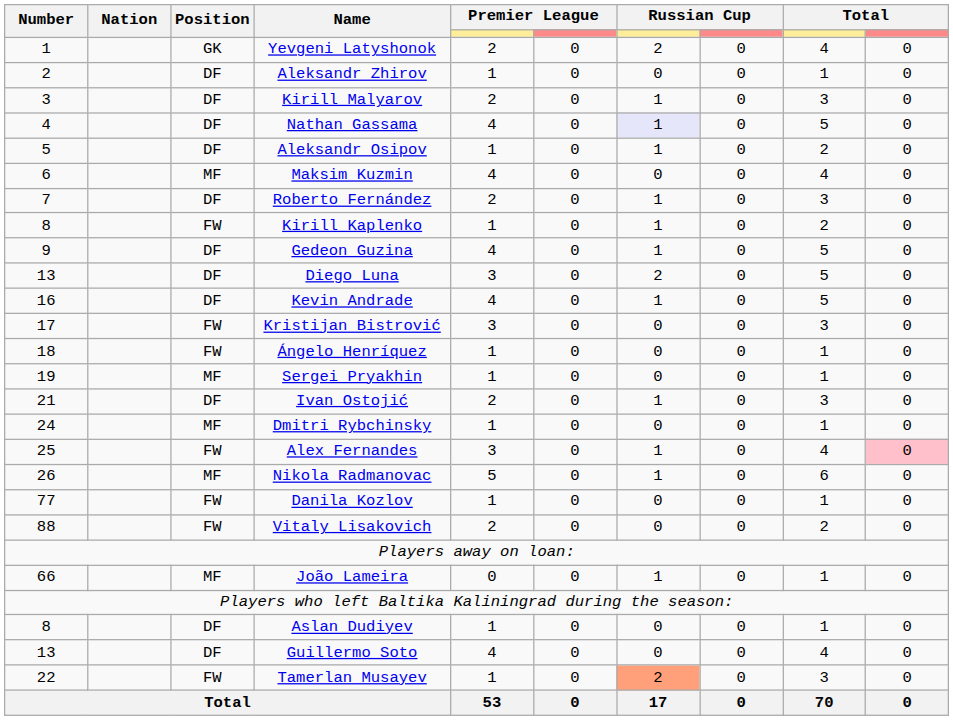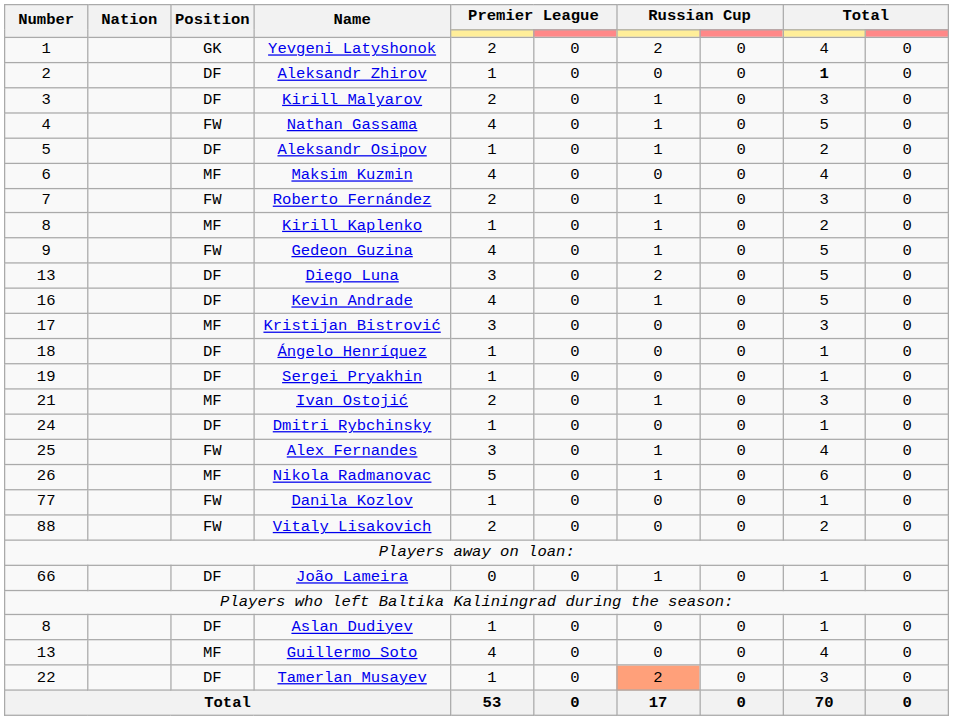(824, 75) normal -> (824, 75) bold
(212, 126) DF -> (212, 126) FW
(658, 126) lavender background -> (658, 126) no background
(212, 201) DF -> (212, 201) FW
(212, 226) FW -> (212, 226) MF
(212, 251) DF -> (212, 251) FW
(212, 326) FW -> (212, 326) MF
(212, 352) FW -> (212, 352) DF
(212, 377) MF -> (212, 377) DF
(212, 402) DF -> (212, 402) MF
(212, 427) MF -> (212, 427) DF
(907, 452) pink background -> (907, 452) no background
(212, 578) MF -> (212, 578) DF
(212, 653) DF -> (212, 653) MF
(212, 678) FW -> (212, 678) DF
